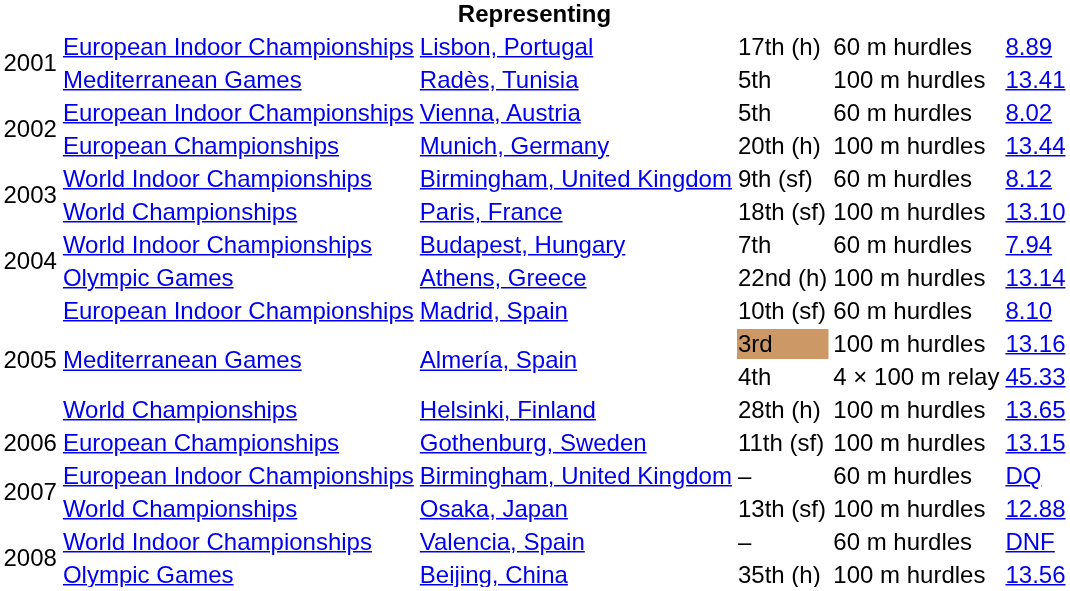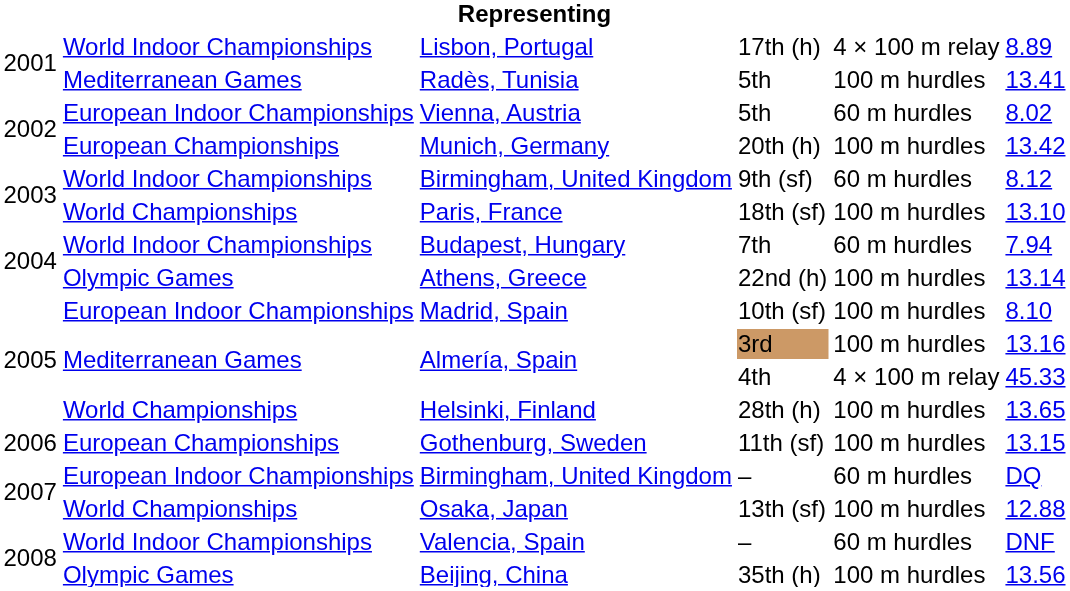(238, 46) European Indoor Championships -> (217, 46) World Indoor Championships
(903, 46) 60 m hurdles -> (916, 46) 4 × 100 m relay
(1035, 145) 13.44 -> (1035, 145) 13.42
(903, 310) 60 m hurdles -> (909, 310) 100 m hurdles
